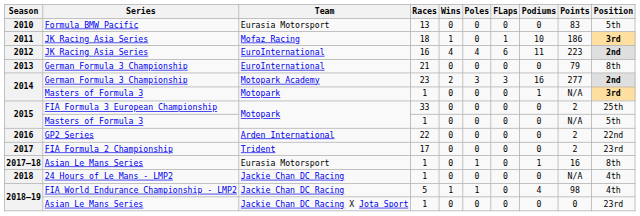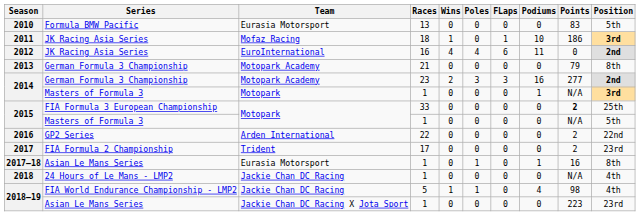(575, 52) 223 -> (575, 52) 0
(283, 66) EuroInternational -> (280, 66) Motopark Academy
(575, 107) normal -> (575, 107) bold
(575, 204) 0 -> (575, 204) 223
